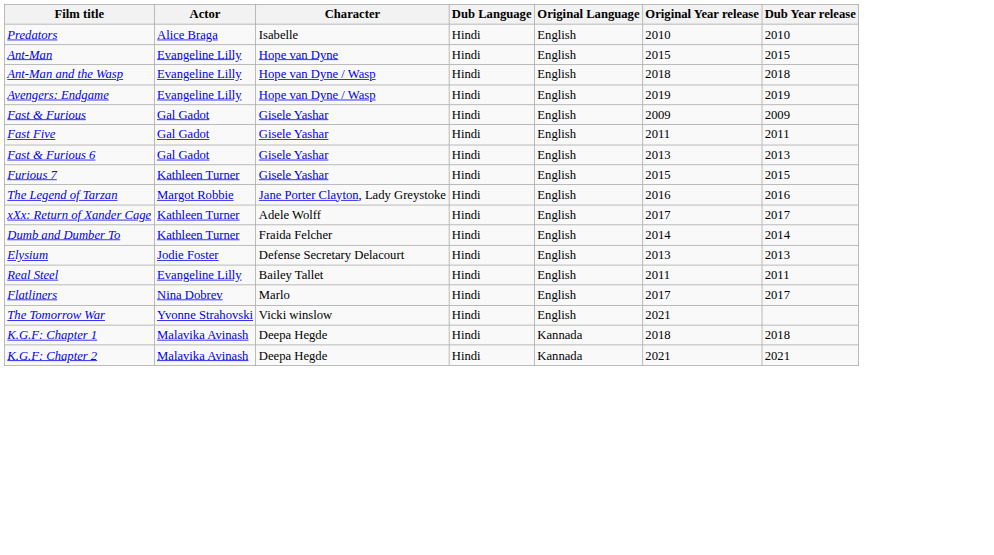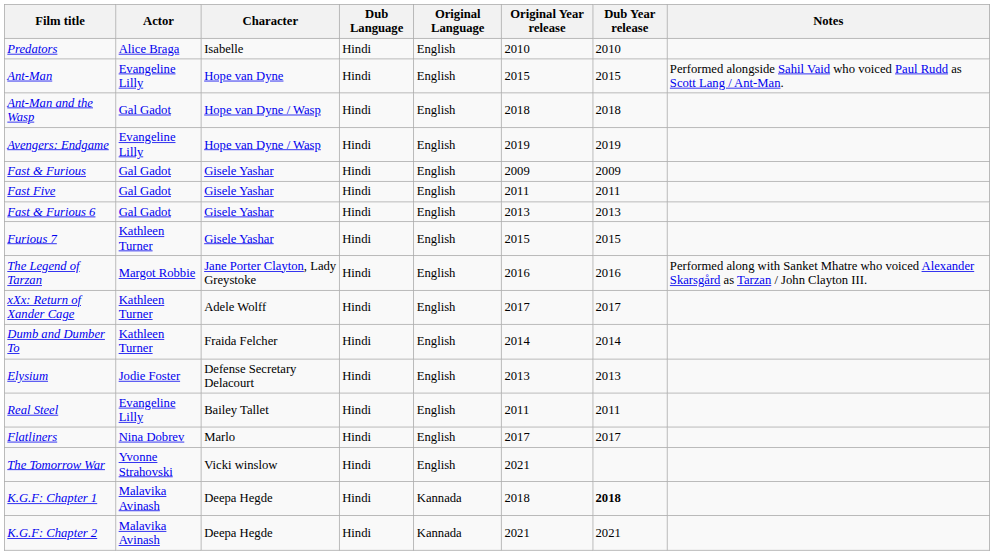+ column: (828, 21)
(199, 74) Evangeline Lilly -> (145, 110) Gal Gadot
(777, 335) normal -> (608, 498) bold
